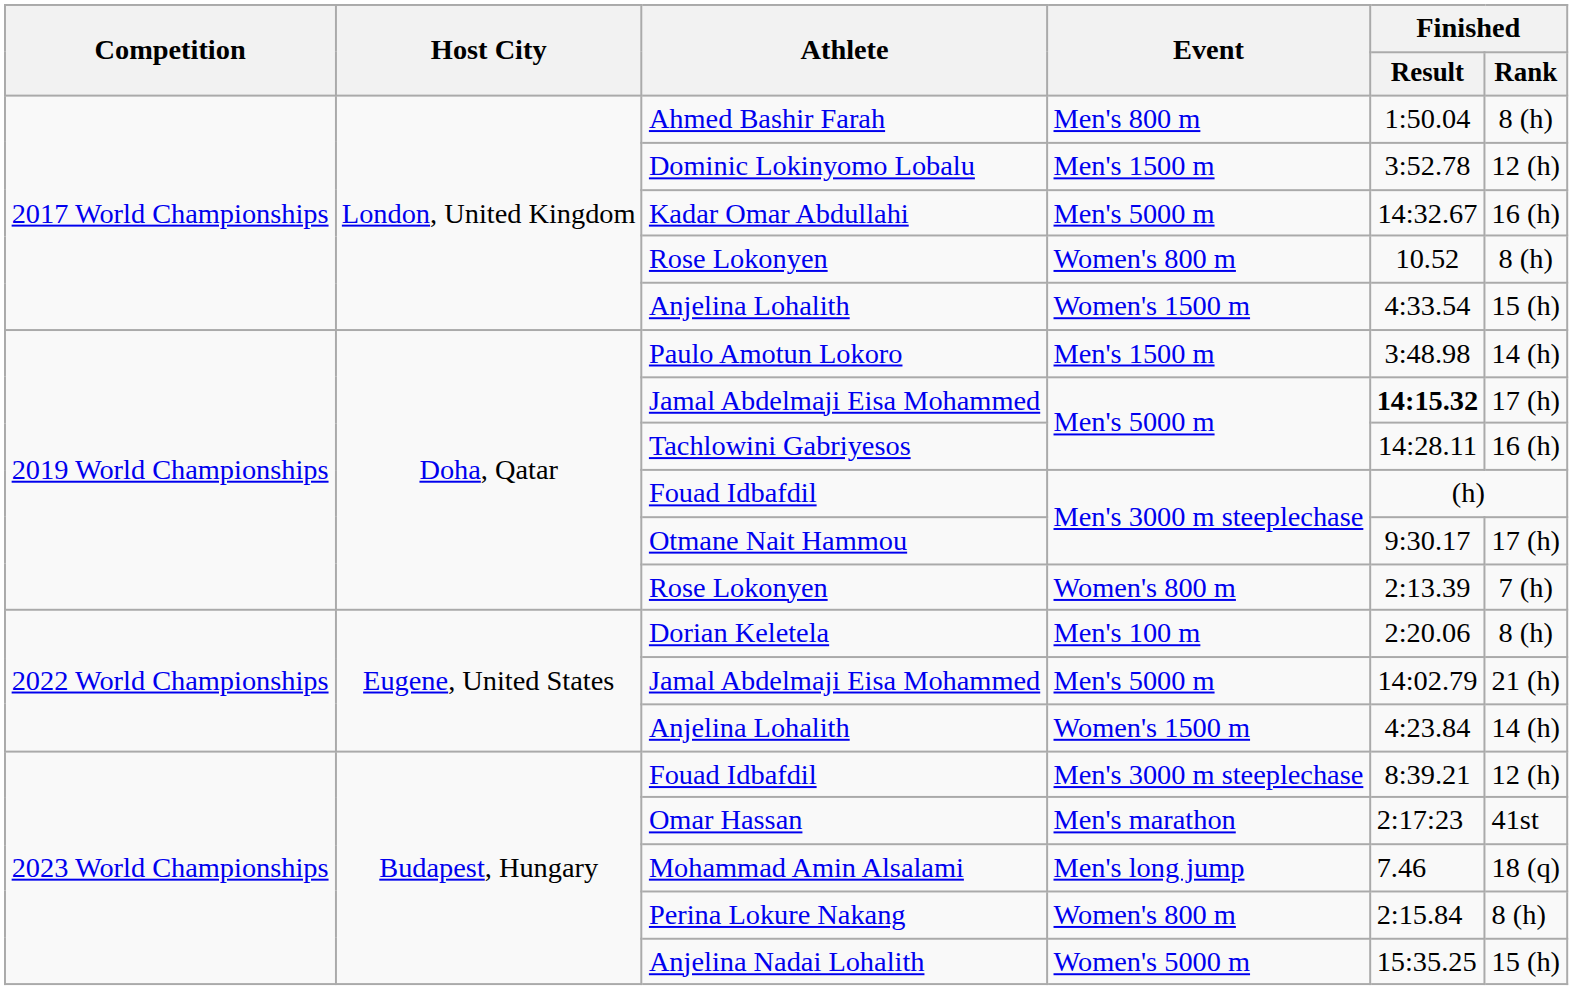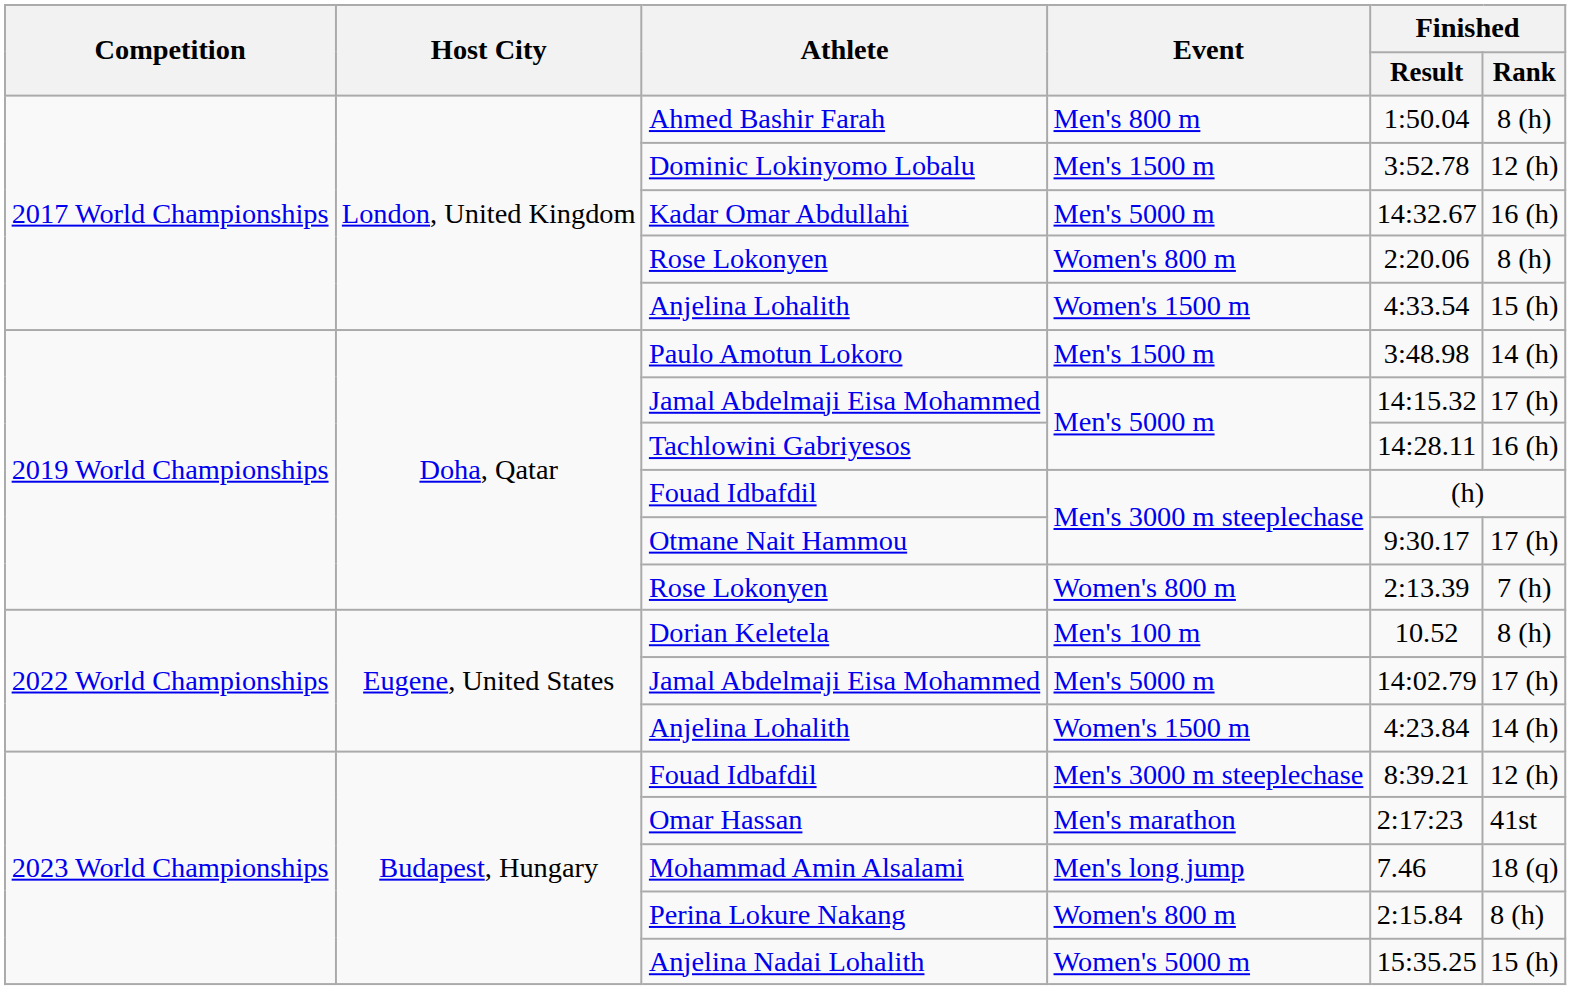(1427, 259) 10.52 -> (1427, 259) 2:20.06
(1427, 400) bold -> (1427, 400) normal
(1427, 633) 2:20.06 -> (1427, 633) 10.52
(1526, 680) 21 (h) -> (1524, 680) 17 (h)
